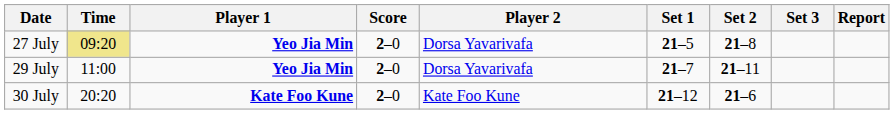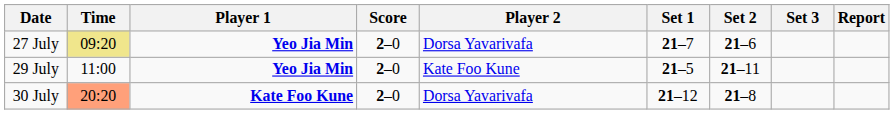(678, 44) 21–5 -> (678, 44) 21–7
(740, 44) 21–8 -> (740, 44) 21–6
(478, 70) Dorsa Yavarivafa -> (471, 70) Kate Foo Kune
(678, 70) 21–7 -> (678, 70) 21–5
(98, 96) no background -> (98, 96) lightsalmon background
(471, 96) Kate Foo Kune -> (478, 96) Dorsa Yavarivafa
(740, 96) 21–6 -> (740, 96) 21–8
